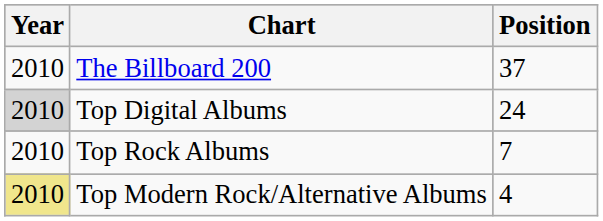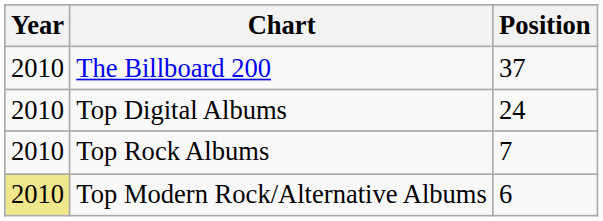(38, 109) lightgrey background -> (38, 109) no background
(506, 194) 4 -> (506, 194) 6
